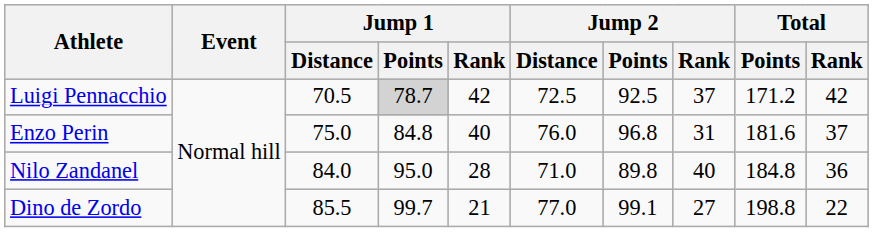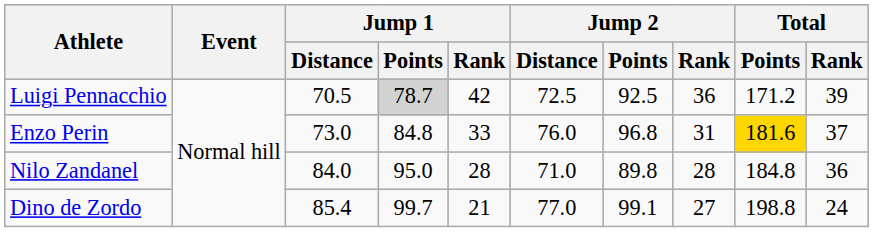(704, 96) 37 -> (704, 96) 36
(837, 96) 42 -> (837, 96) 39
(332, 133) 75.0 -> (332, 133) 73.0
(479, 133) 40 -> (479, 133) 33
(770, 133) no background -> (770, 133) gold background
(704, 170) 40 -> (704, 170) 28
(332, 207) 85.5 -> (332, 207) 85.4
(837, 207) 22 -> (837, 207) 24
